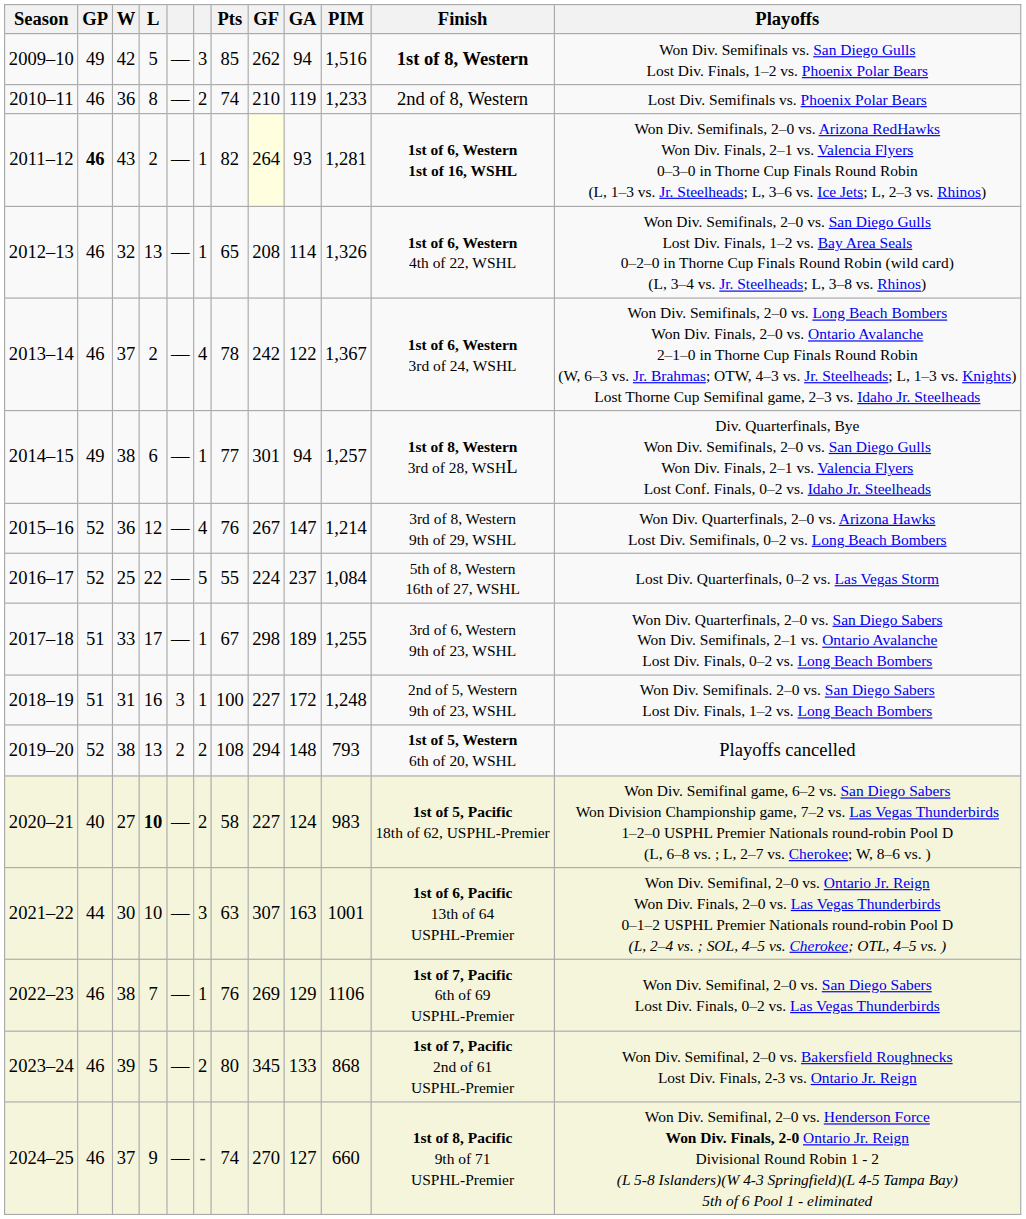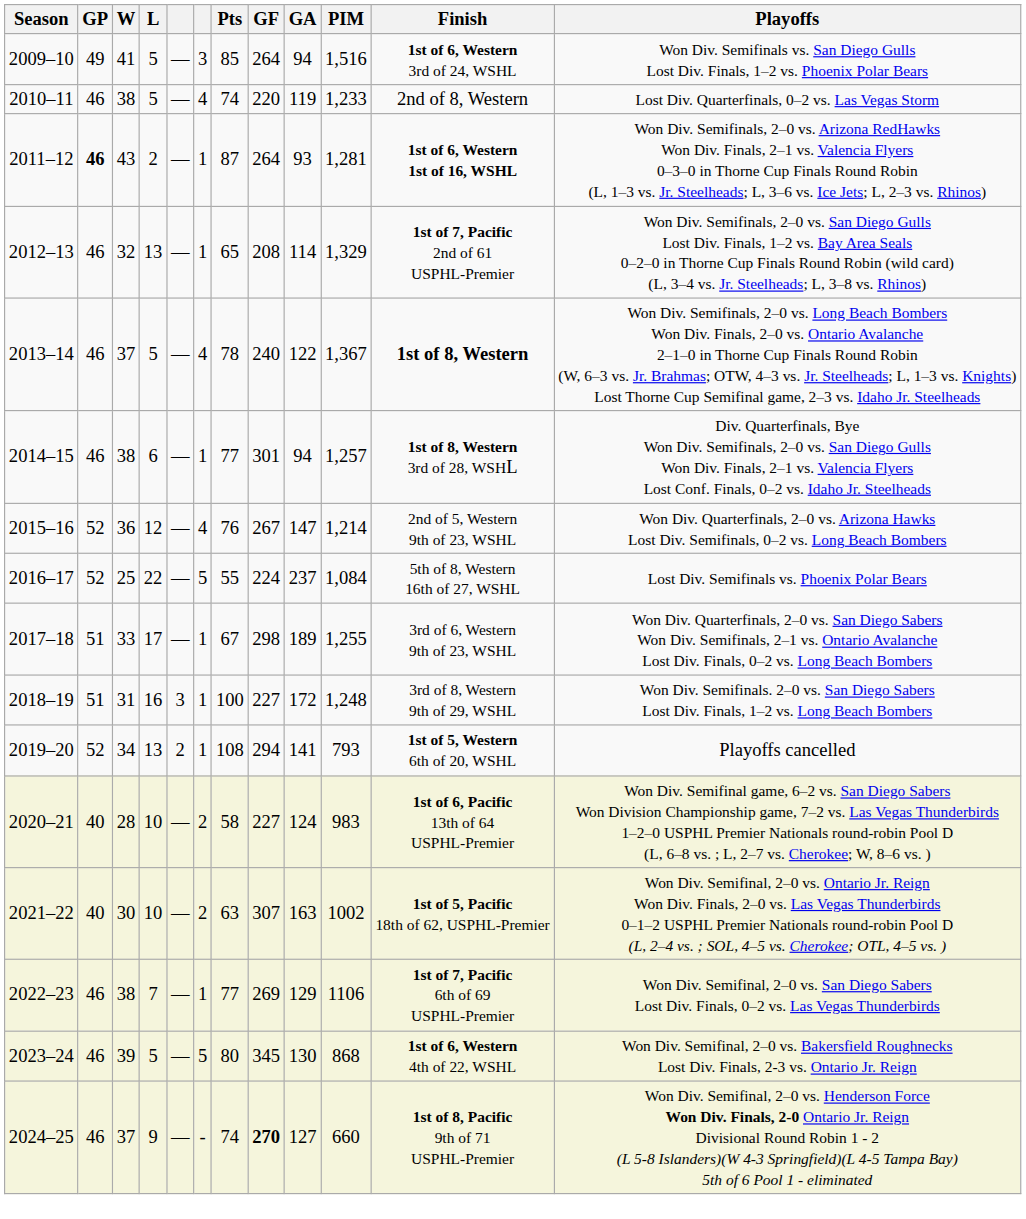(126, 59) 42 -> (126, 59) 41
(266, 59) 262 -> (266, 59) 264
(463, 59) 1st of 8, Western -> (463, 60) 1st of 6, Western 3rd of 24, WSHL
(126, 98) 36 -> (126, 98) 38
(153, 98) 8 -> (153, 98) 5
(203, 98) 2 -> (203, 98) 4
(266, 98) 210 -> (266, 98) 220
(787, 100) Lost Div. Semifinals vs. Phoenix Polar Bears -> (787, 100) Lost Div. Quarterfinals, 0–2 vs. Las Vegas Storm
(230, 159) 82 -> (230, 159) 87
(266, 159) lightyellow background -> (266, 159) no background
(346, 251) 1,326 -> (346, 251) 1,329
(463, 252) 1st of 6, Western 4th of 22, WSHL -> (463, 252) 1st of 7, Pacific 2nd of 61 USPHL-Premier
(153, 354) 2 -> (153, 354) 5
(266, 354) 242 -> (266, 354) 240
(463, 355) 1st of 6, Western 3rd of 24, WSHL -> (463, 354) 1st of 8, Western
(95, 456) 49 -> (95, 456) 46
(463, 529) 3rd of 8, Western 9th of 29, WSHL -> (463, 529) 2nd of 5, Western 9th of 23, WSHL
(787, 579) Lost Div. Quarterfinals, 0–2 vs. Las Vegas Storm -> (787, 579) Lost Div. Semifinals vs. Phoenix Polar Bears
(463, 701) 2nd of 5, Western 9th of 23, WSHL -> (463, 701) 3rd of 8, Western 9th of 29, WSHL
(126, 750) 38 -> (126, 750) 34
(203, 750) 2 -> (203, 750) 1
(303, 750) 148 -> (303, 750) 141
(126, 821) 27 -> (126, 821) 28
(153, 821) bold -> (153, 821) normal
(463, 822) 1st of 5, Pacific 18th of 62, USPHL-Premier -> (463, 822) 1st of 6, Pacific 13th of 64 USPHL-Premier
(95, 913) 44 -> (95, 913) 40
(203, 913) 3 -> (203, 913) 2
(346, 913) 1001 -> (346, 913) 1002
(463, 914) 1st of 6, Pacific 13th of 64 USPHL-Premier -> (463, 914) 1st of 5, Pacific 18th of 62, USPHL-Premier
(230, 995) 76 -> (230, 995) 77
(203, 1066) 2 -> (203, 1055) 5
(303, 1066) 133 -> (303, 1055) 130
(463, 1067) 1st of 7, Pacific 2nd of 61 USPHL-Premier -> (463, 1056) 1st of 6, Western 4th of 22, WSHL
(266, 1158) normal -> (266, 1137) bold
